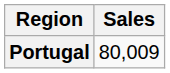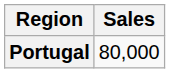(129, 51) 80,009 -> (129, 51) 80,000
